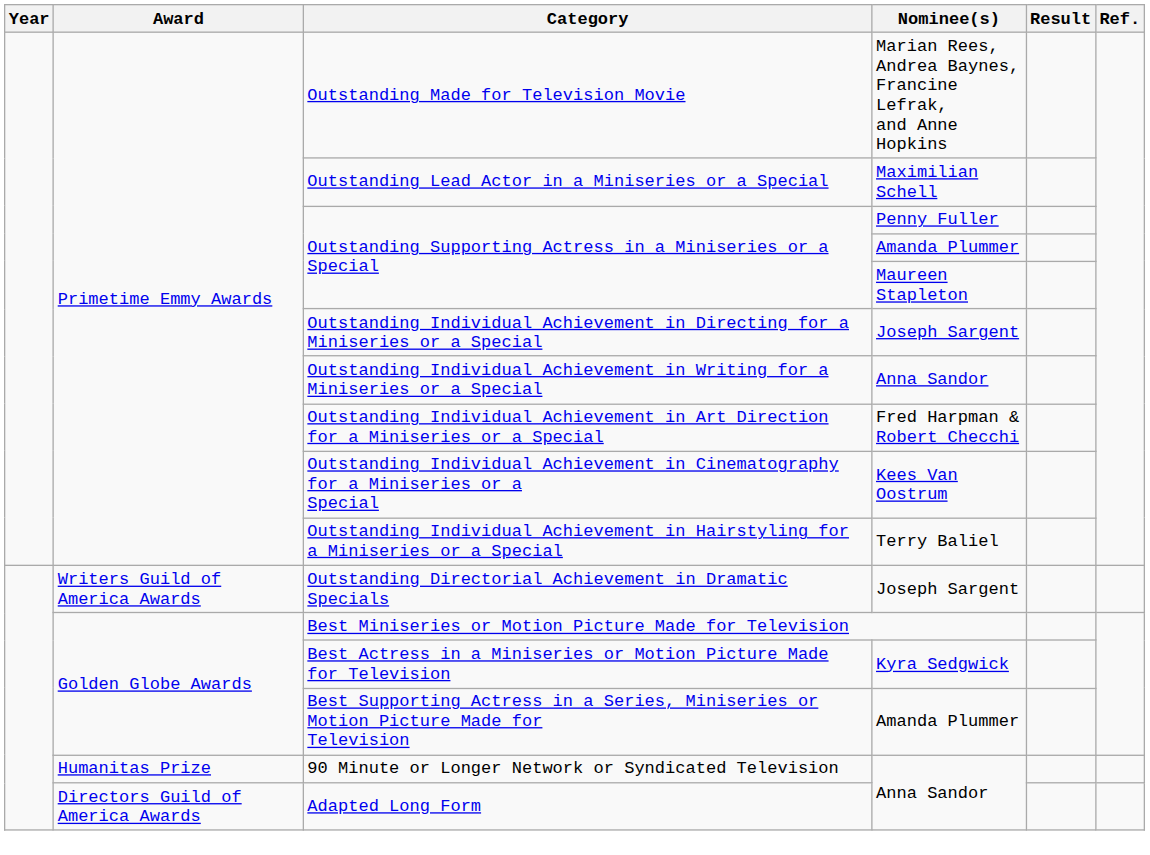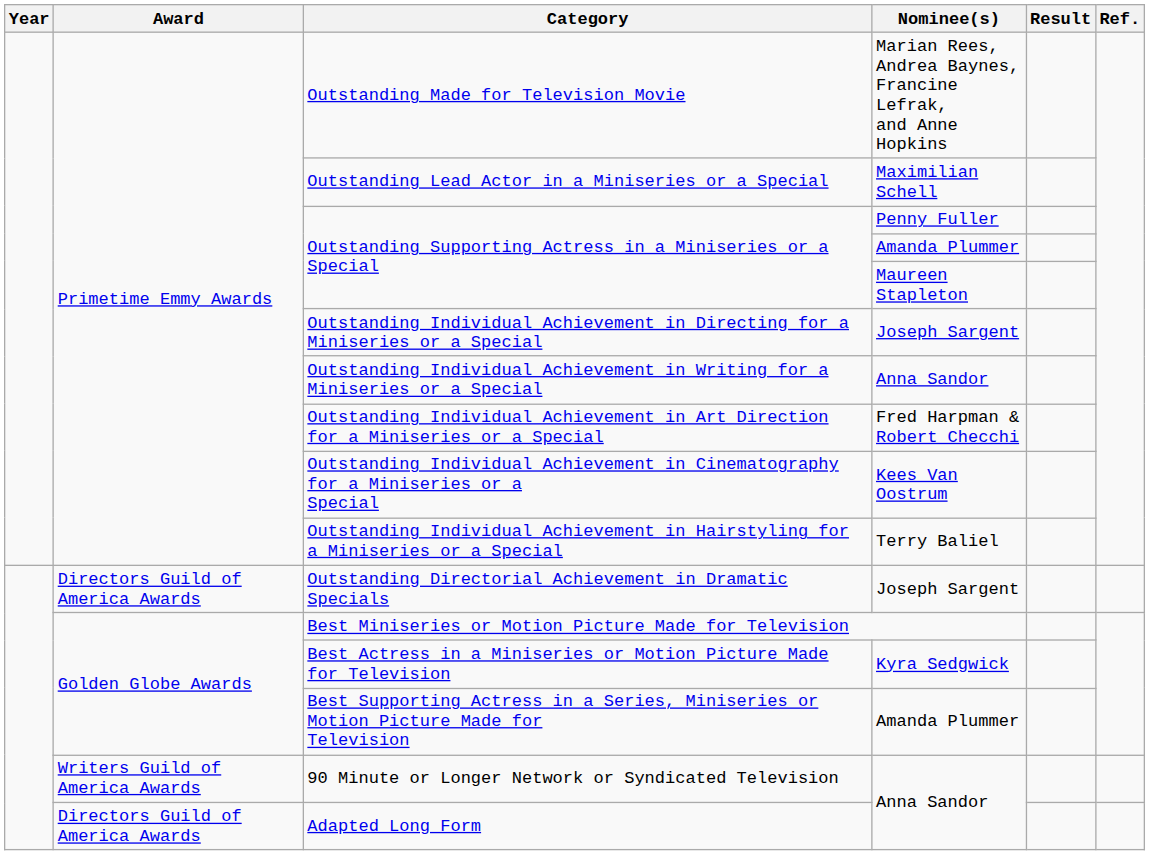(139, 589) Writers Guild of America Awards -> (150, 589) Directors Guild of America Awards
(134, 769) Humanitas Prize -> (139, 779) Writers Guild of America Awards
